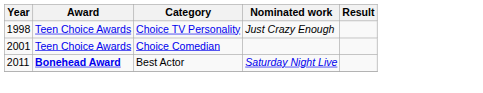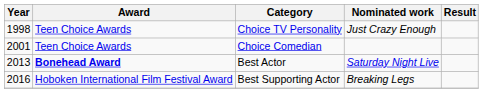(18, 63) 2011 -> (19, 63) 2013
+ row: (289, 79)
